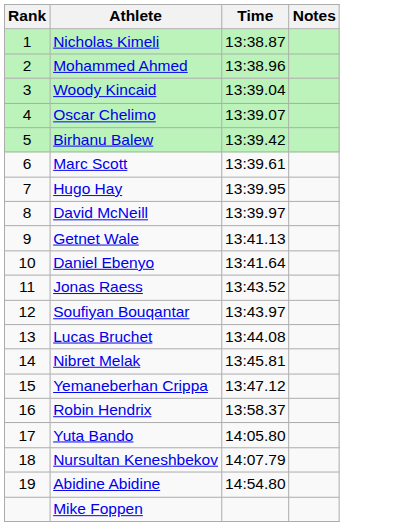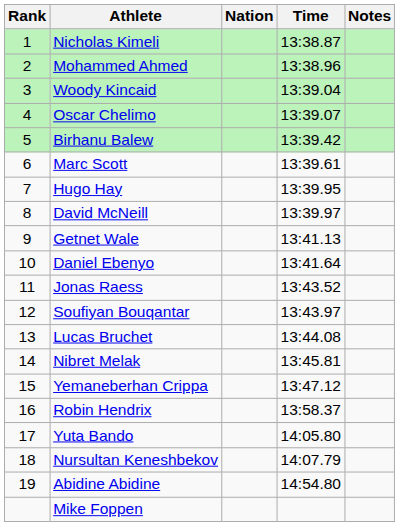+ column: (249, 16)
